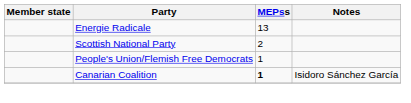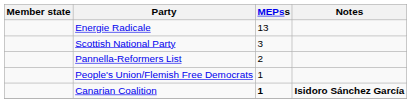(260, 43) 2 -> (260, 43) 3
+ row: (128, 59)
(346, 75) normal -> (349, 91) bold
